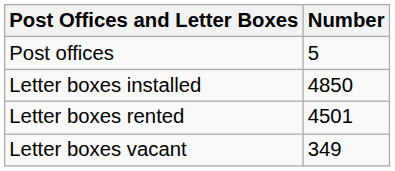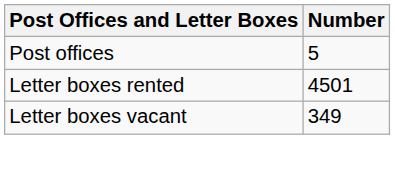- row: (105, 85)
